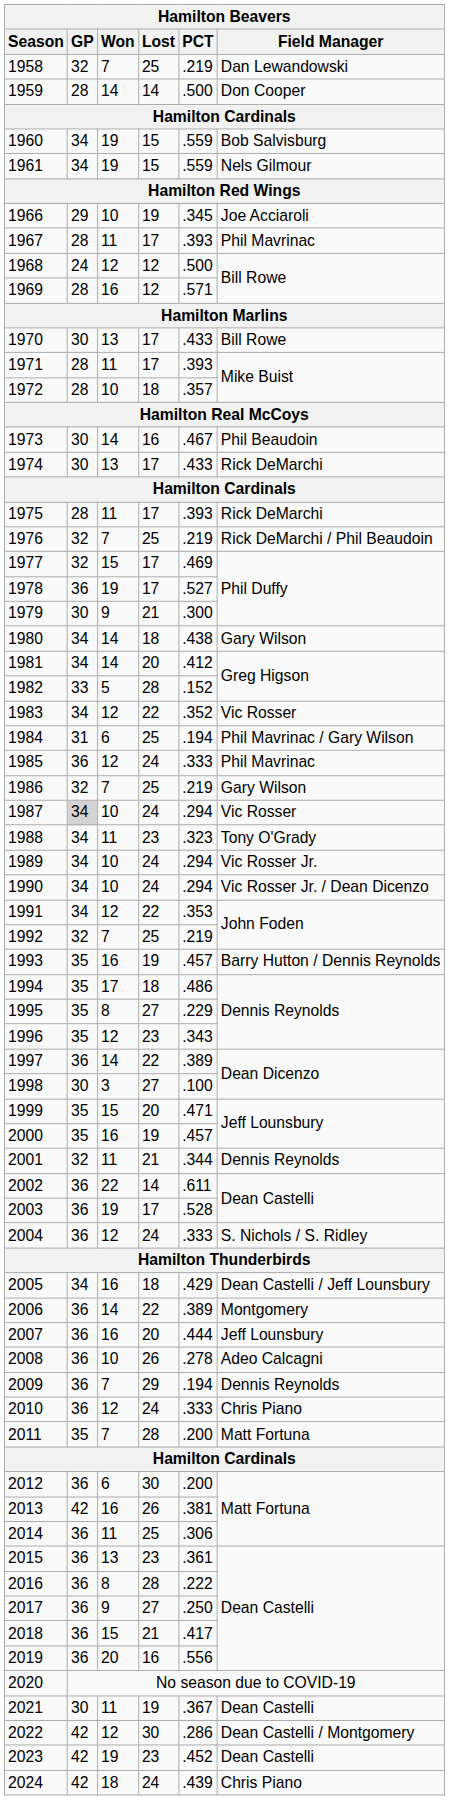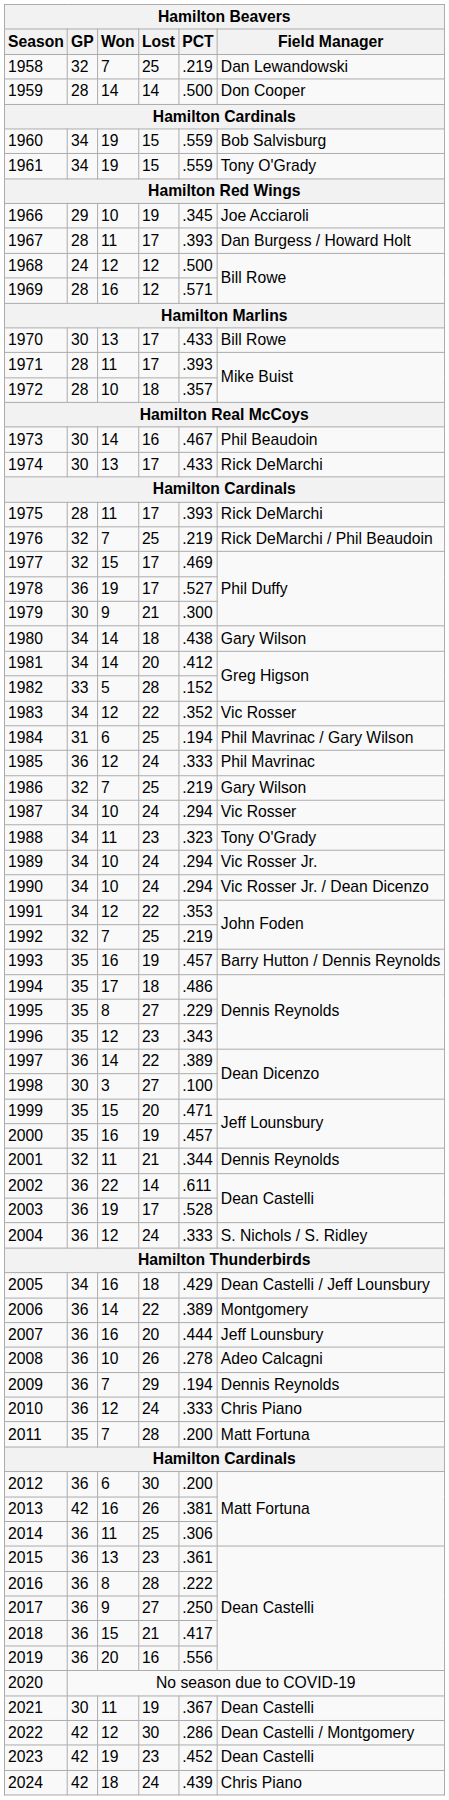(266, 166) Nels Gilmour -> (269, 166) Tony O'Grady
(268, 240) Phil Mavrinac -> (316, 240) Dan Burgess / Howard Holt
(80, 812) lightgrey background -> (80, 812) no background
